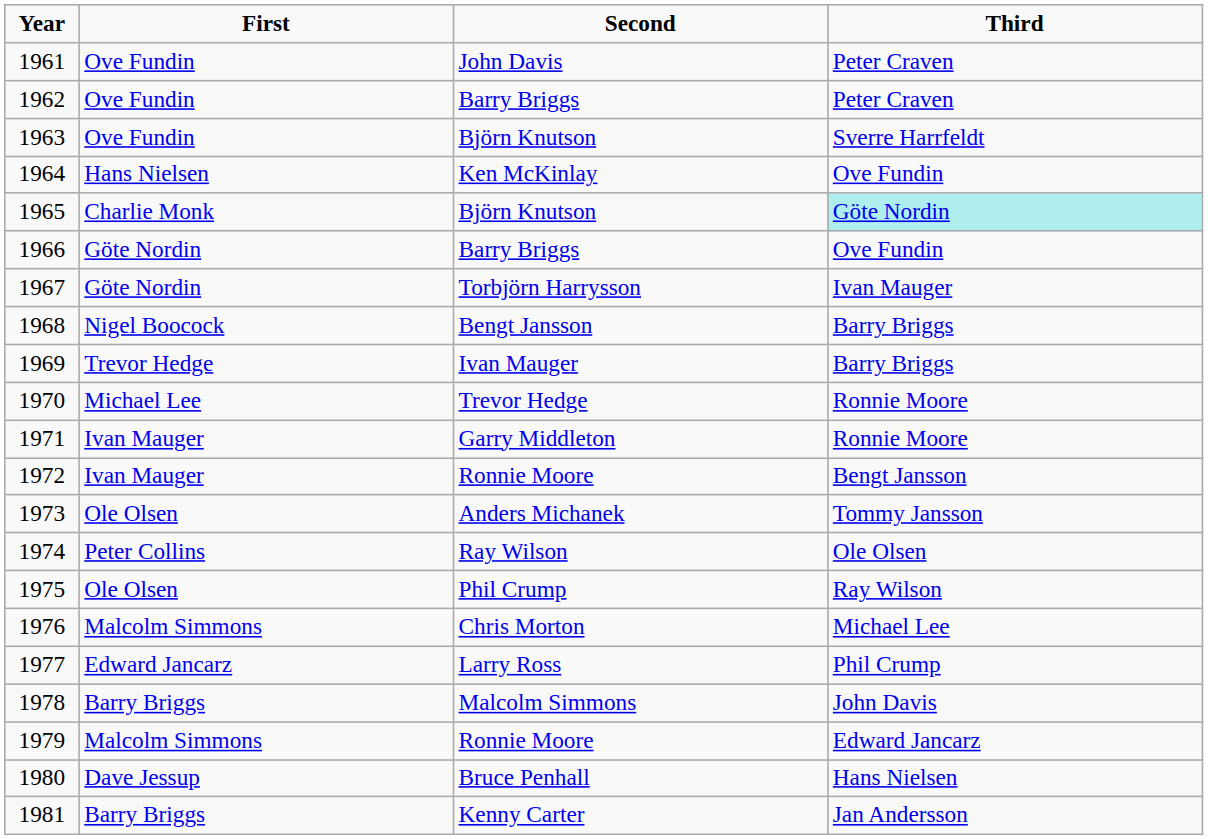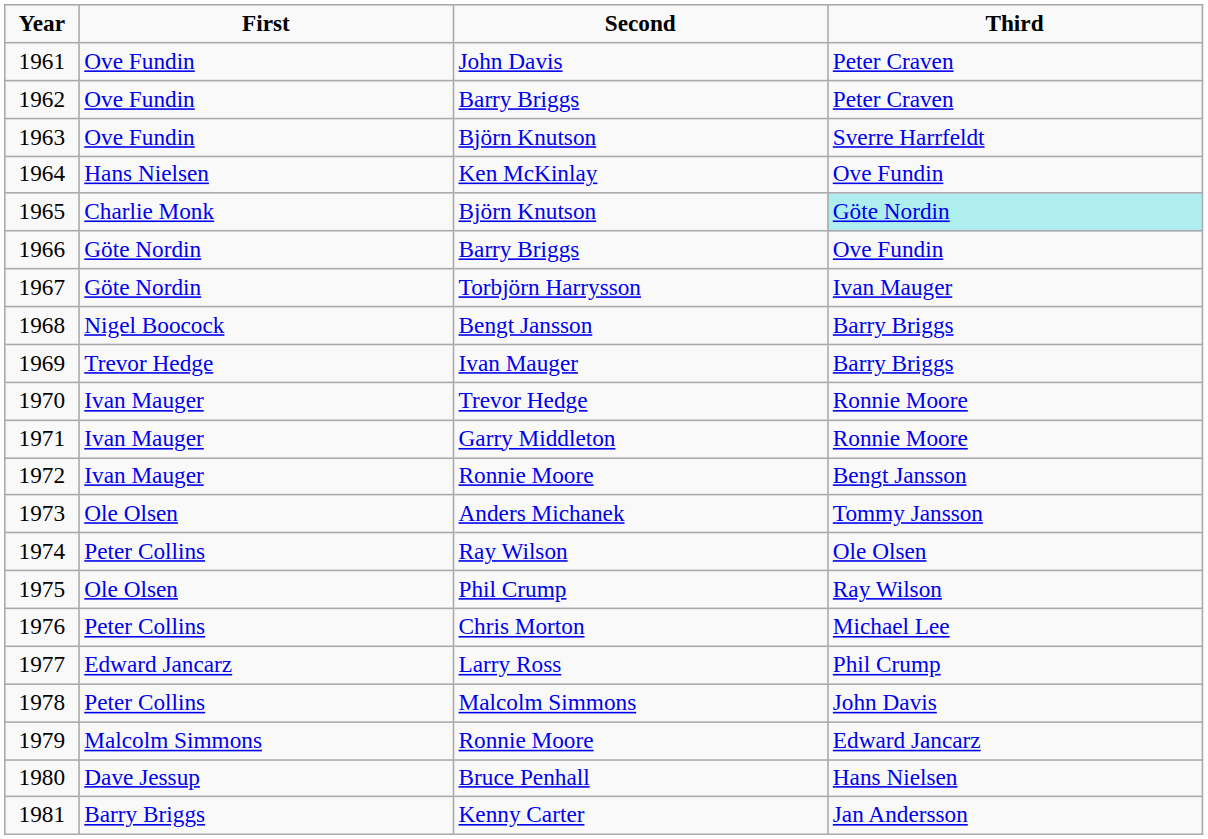(143, 400) Michael Lee -> (144, 400) Ivan Mauger
(173, 626) Malcolm Simmons -> (145, 626) Peter Collins
(145, 702) Barry Briggs -> (145, 702) Peter Collins
